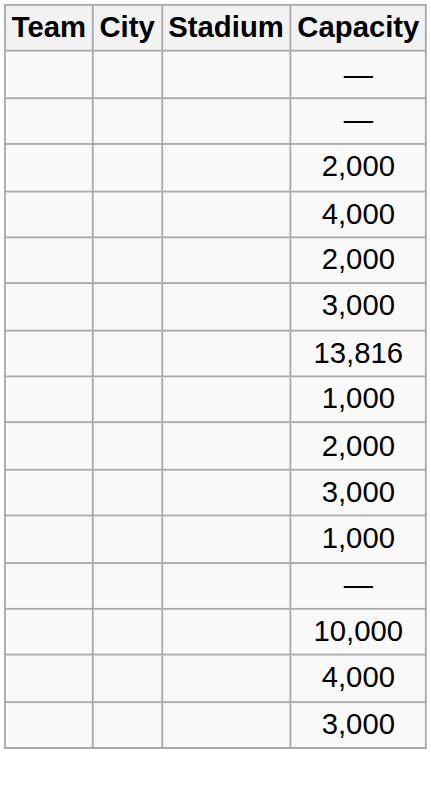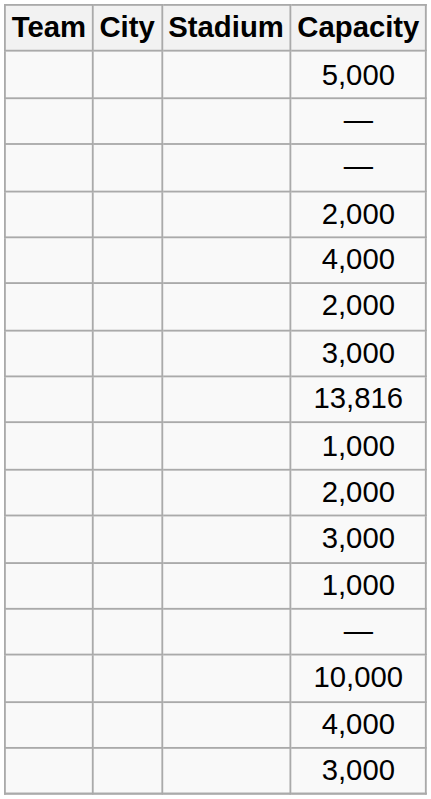+ row: (49, 75)
